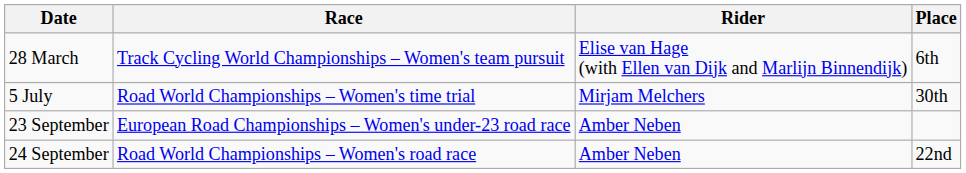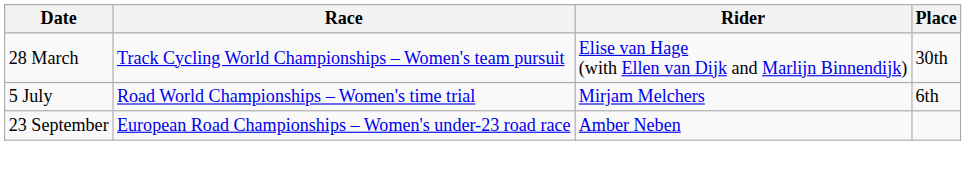(927, 57) 6th -> (932, 57) 30th
(932, 96) 30th -> (927, 96) 6th
- row: (59, 153)
